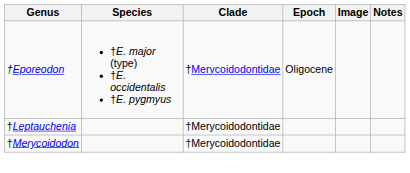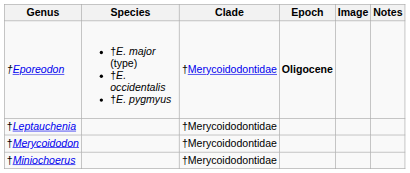(309, 69) normal -> (307, 69) bold
+ row: (41, 160)
